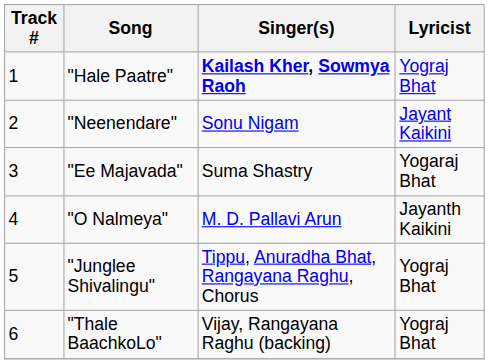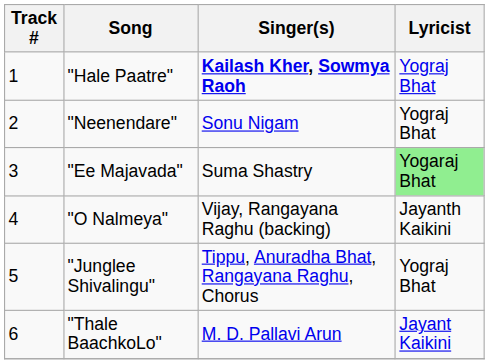(425, 123) Jayant Kaikini -> (424, 123) Yograj Bhat
(429, 171) no background -> (429, 171) lightgreen background
(272, 219) M. D. Pallavi Arun -> (270, 219) Vijay, Rangayana Raghu (backing)
(270, 334) Vijay, Rangayana Raghu (backing) -> (272, 334) M. D. Pallavi Arun
(424, 334) Yograj Bhat -> (425, 334) Jayant Kaikini
